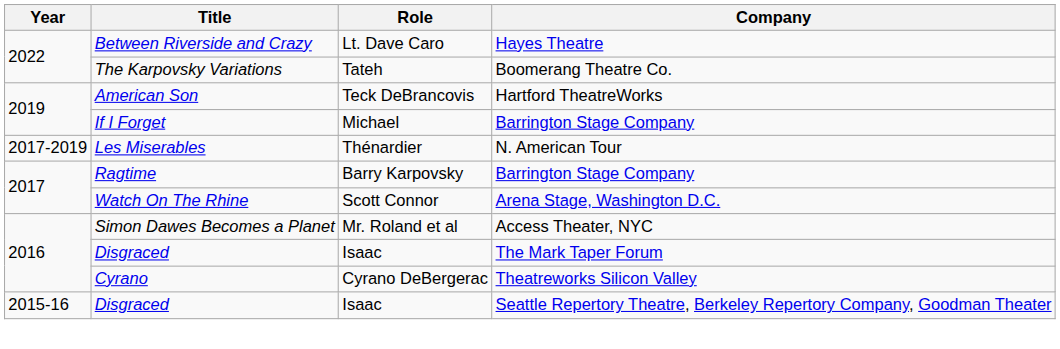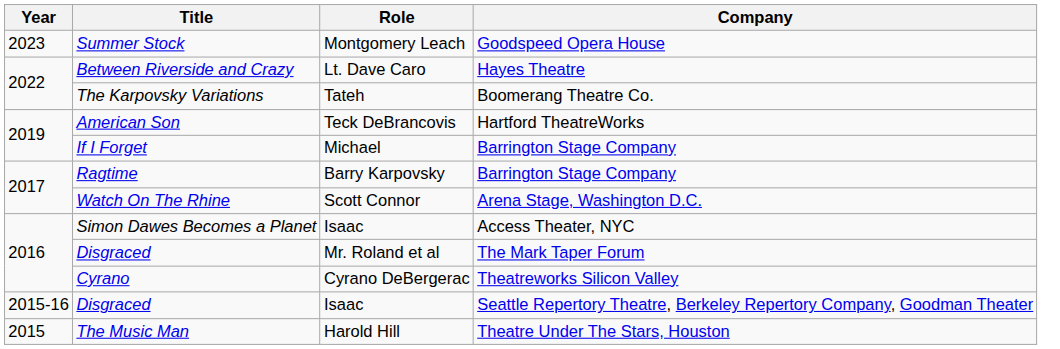+ row: (130, 43)
- row: (150, 148)
(400, 226) Mr. Roland et al -> (344, 226) Isaac
(362, 252) Isaac -> (382, 252) Mr. Roland et al
+ row: (133, 331)
